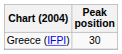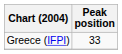(95, 40) 30 -> (95, 40) 33
